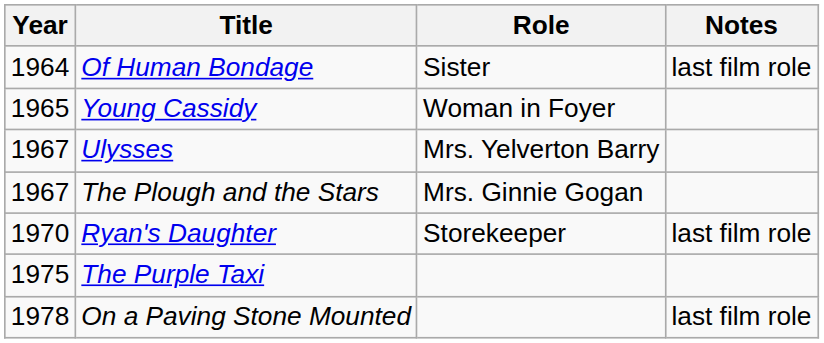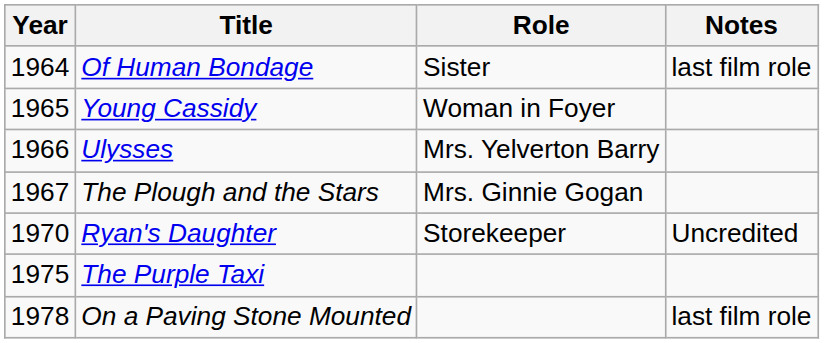(40, 150) 1967 -> (40, 150) 1966
(741, 233) last film role -> (735, 233) Uncredited
